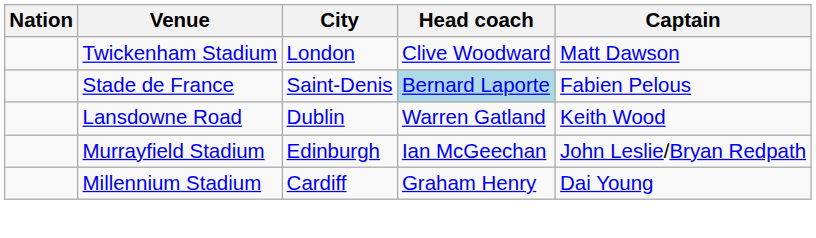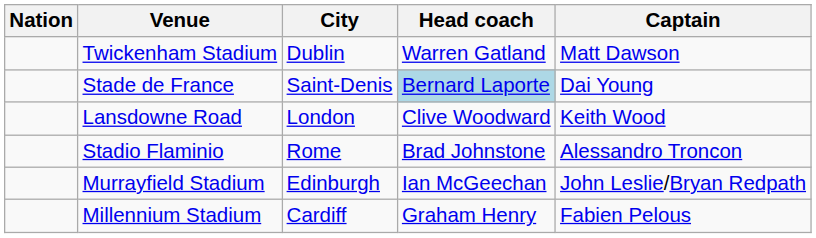(321, 53) London -> (316, 53) Dublin
(476, 53) Clive Woodward -> (474, 53) Warren Gatland
(626, 85) Fabien Pelous -> (607, 85) Dai Young
(316, 118) Dublin -> (321, 118) London
(474, 118) Warren Gatland -> (476, 118) Clive Woodward
+ row: (153, 150)
(607, 183) Dai Young -> (626, 215) Fabien Pelous
